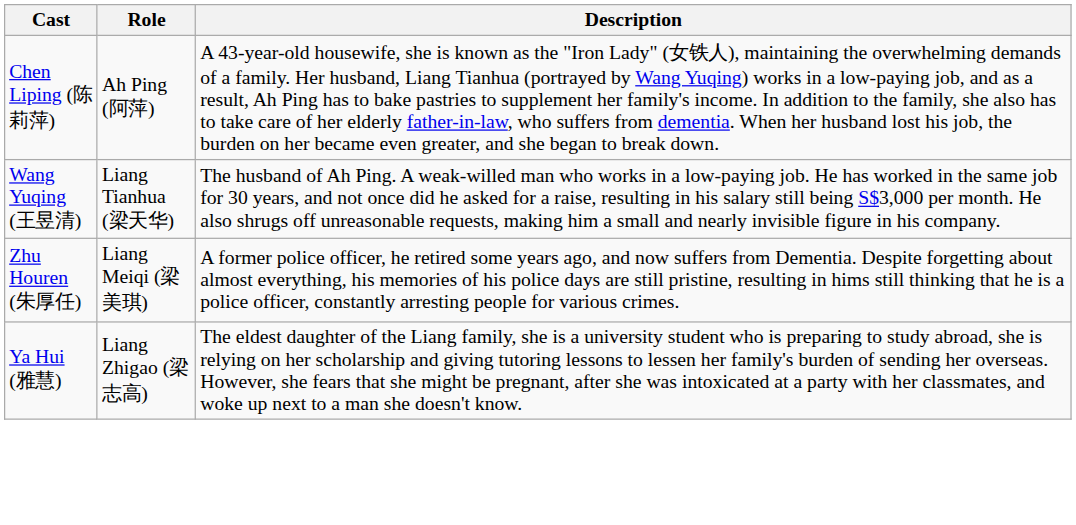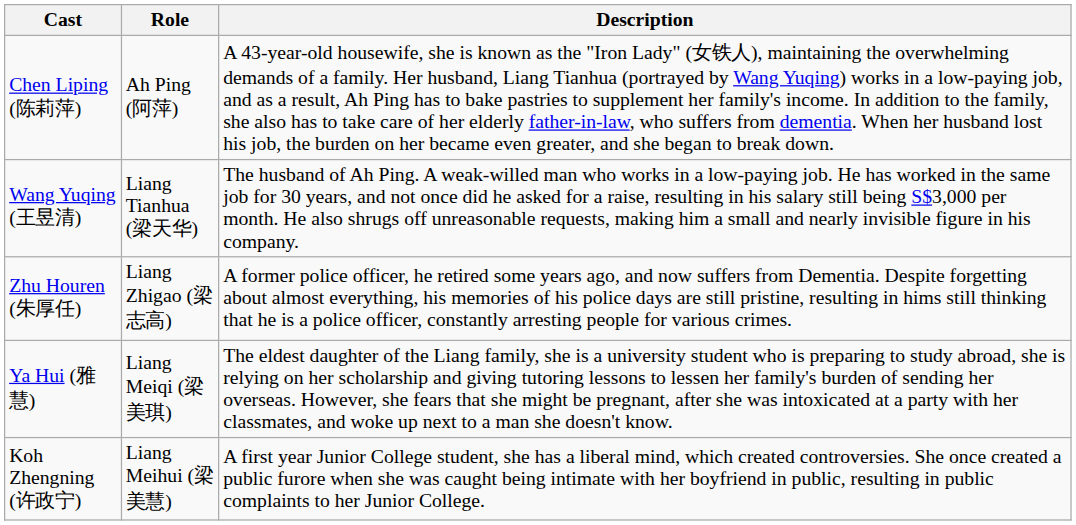(141, 278) Liang Meiqi (梁美琪) -> (169, 297) Liang Zhigao (梁志高)
(145, 368) Liang Zhigao (梁志高) -> (165, 387) Liang Meiqi (梁美琪)
+ row: (52, 477)
